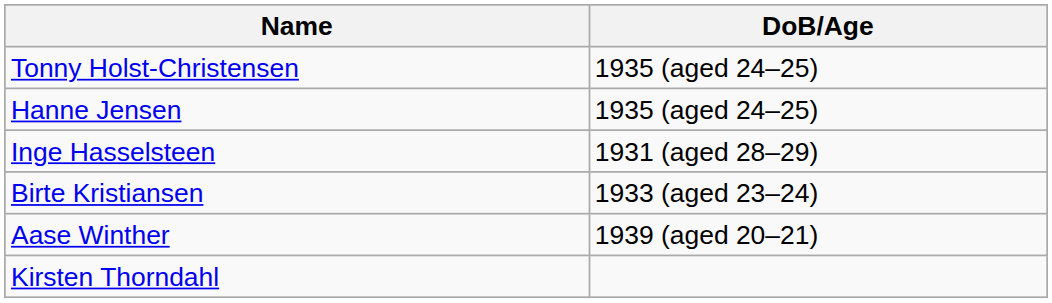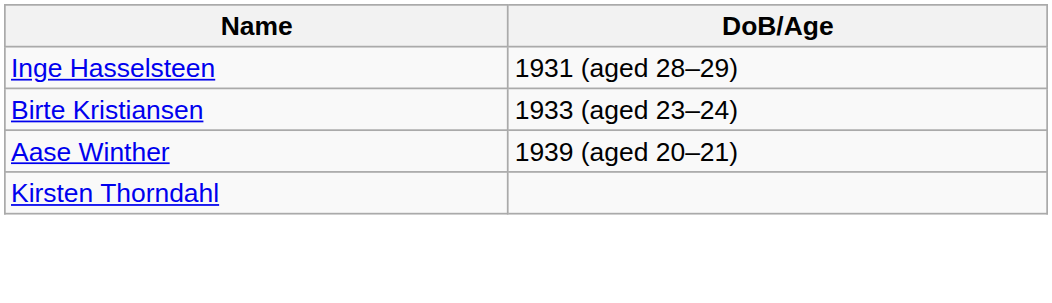- row: (155, 68)
- row: (96, 110)
